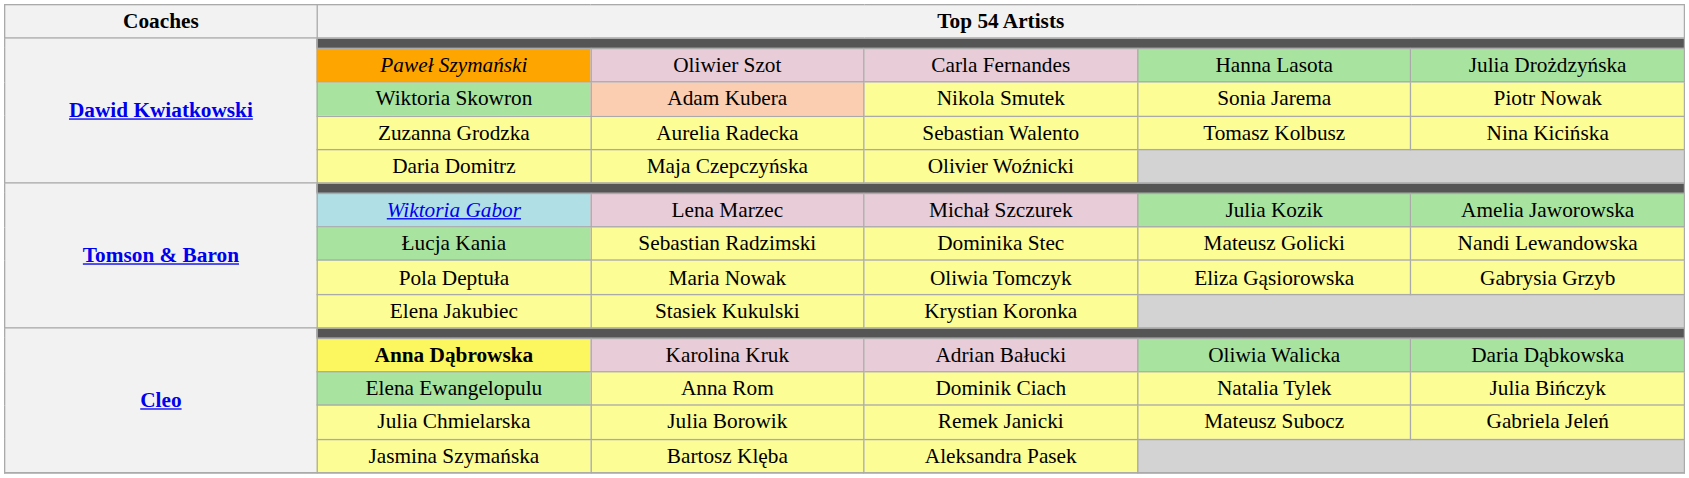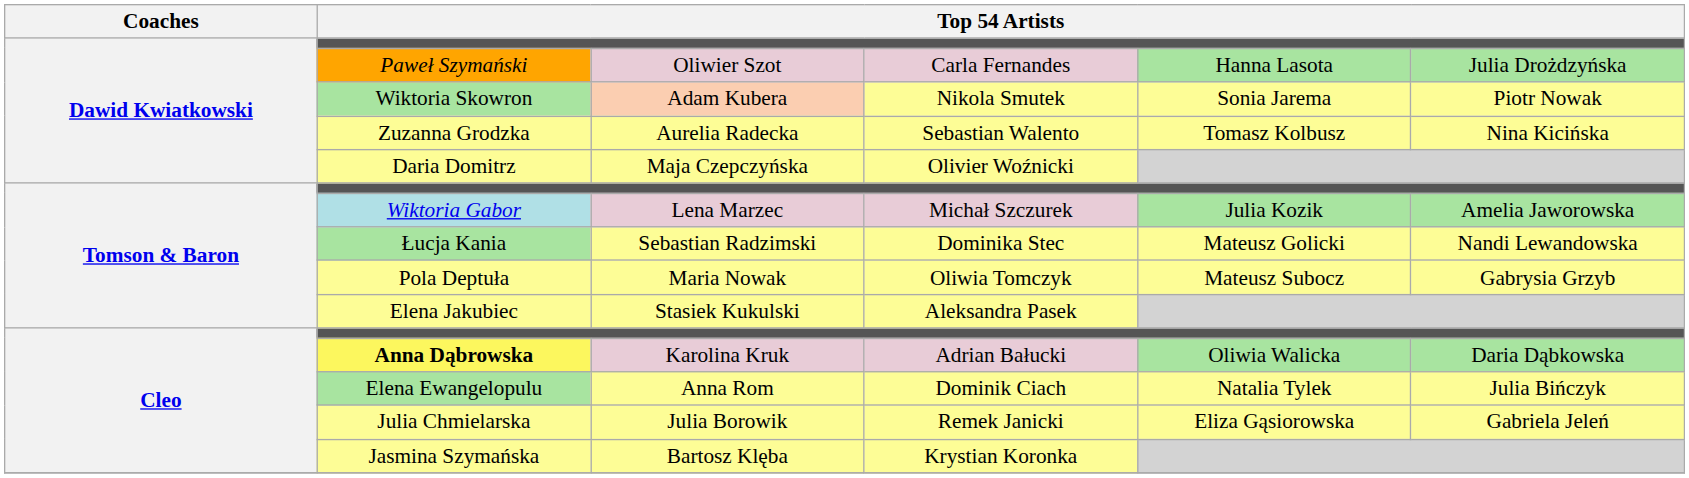(1274, 277) Eliza Gąsiorowska -> (1274, 277) Mateusz Subocz
(1001, 310) Krystian Koronka -> (1001, 310) Aleksandra Pasek
(1274, 422) Mateusz Subocz -> (1274, 422) Eliza Gąsiorowska
(1001, 455) Aleksandra Pasek -> (1001, 455) Krystian Koronka
